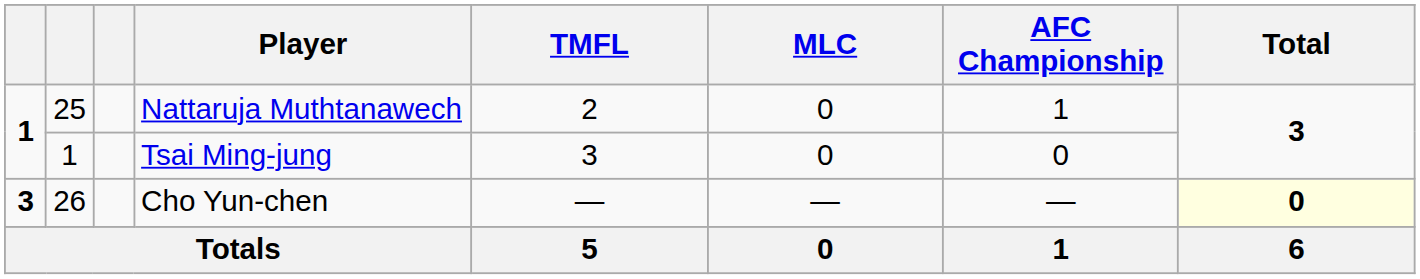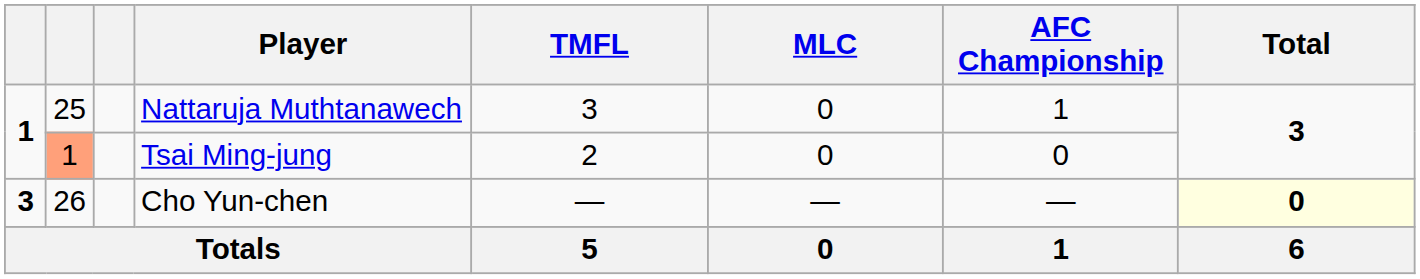(589, 108) 2 -> (589, 108) 3
(70, 155) no background -> (70, 155) lightsalmon background
(589, 155) 3 -> (589, 155) 2
